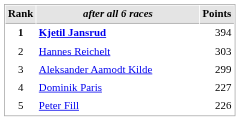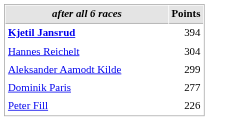- column: (21, 14)
(223, 51) 303 -> (192, 51) 304
(223, 87) 227 -> (192, 87) 277
